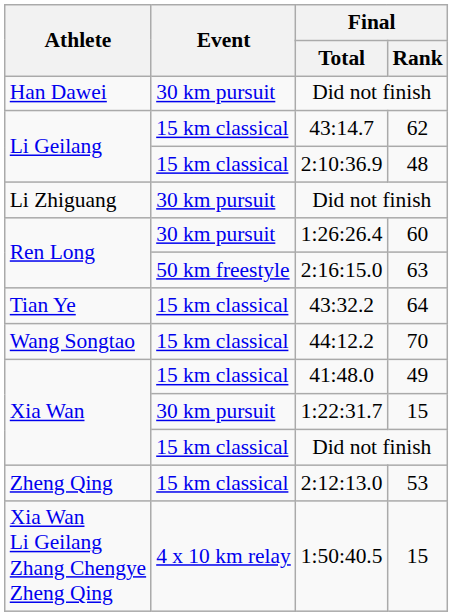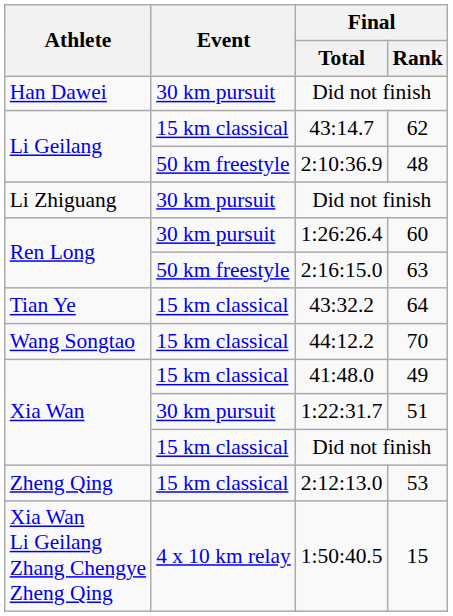(222, 164) 15 km classical -> (223, 164) 50 km freestyle
(418, 411) 15 -> (418, 411) 51
